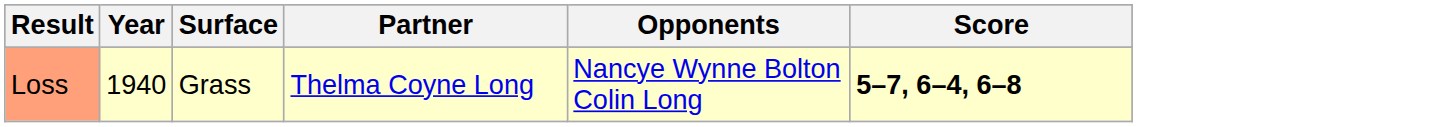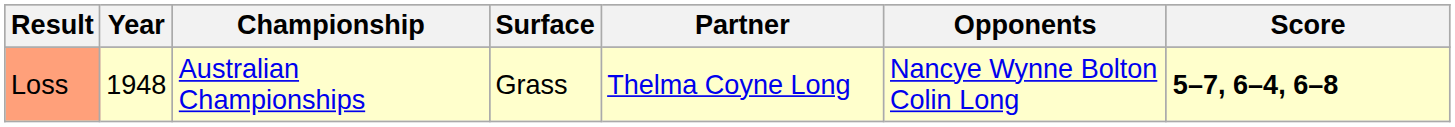+ column: (331, 25)
(136, 84) 1940 -> (136, 84) 1948
